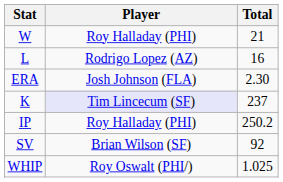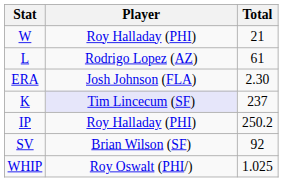(257, 58) 16 -> (257, 58) 61
